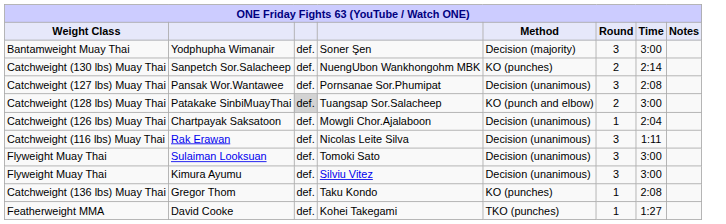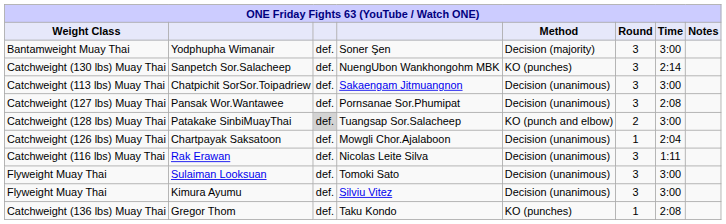(616, 67) 2 -> (635, 67) 3
+ row: (241, 85)
- row: (202, 210)
